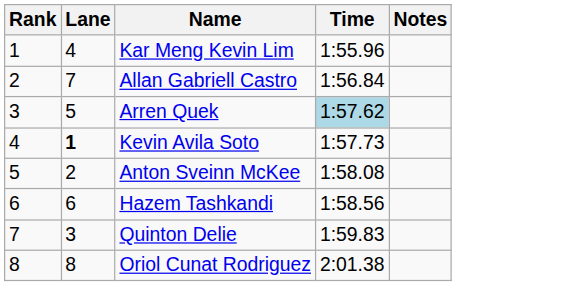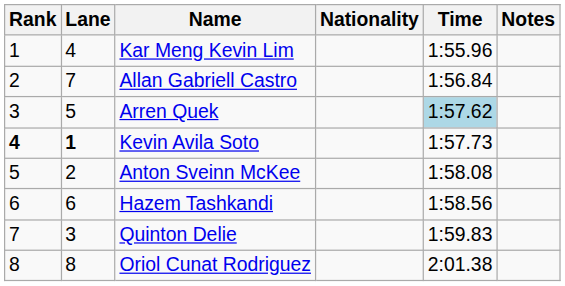+ column: (369, 19)
(14, 142) normal -> (14, 142) bold
